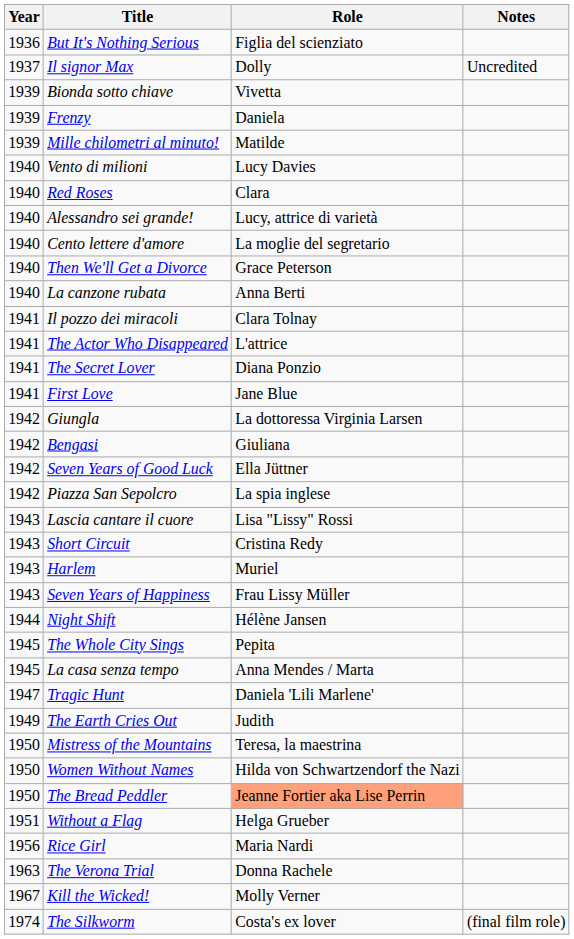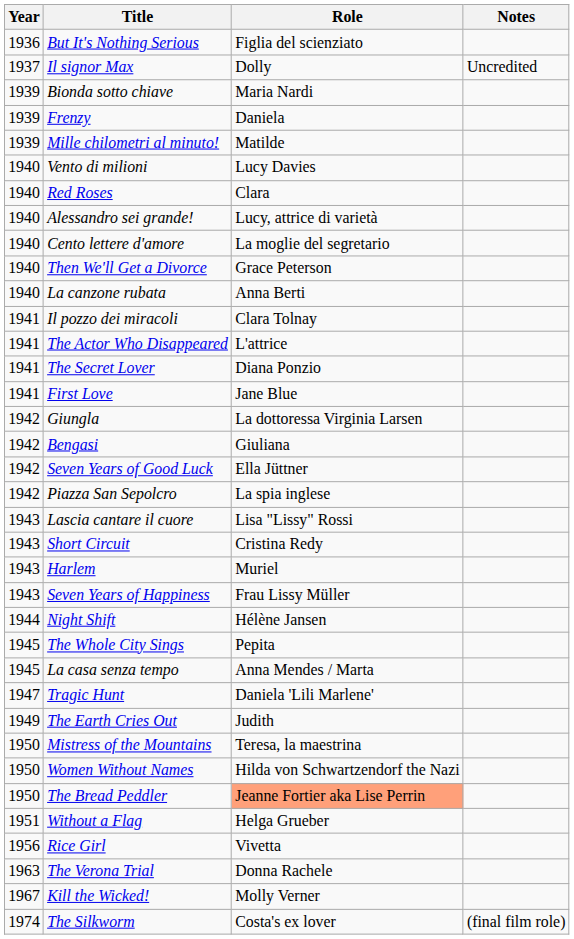(258, 92) Vivetta -> (274, 92) Maria Nardi
(274, 846) Maria Nardi -> (258, 846) Vivetta
